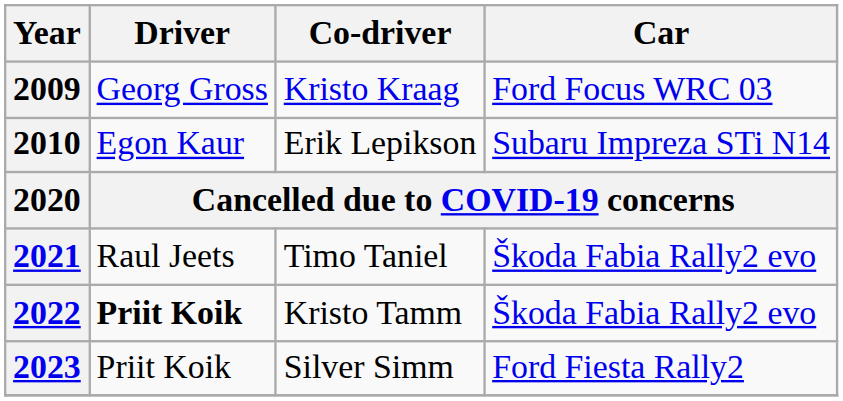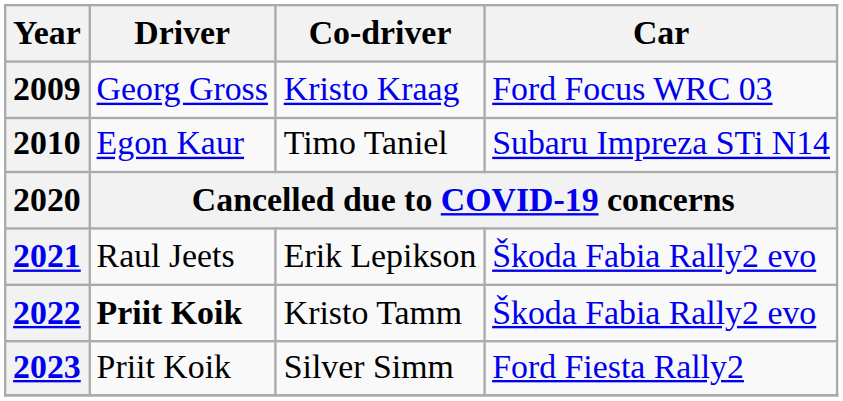(380, 144) Erik Lepikson -> (366, 144) Timo Taniel
(366, 256) Timo Taniel -> (380, 256) Erik Lepikson
